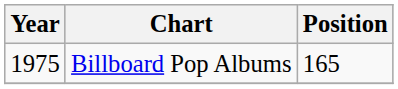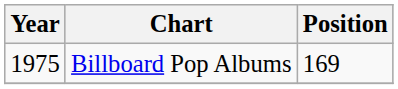(321, 63) 165 -> (321, 63) 169
